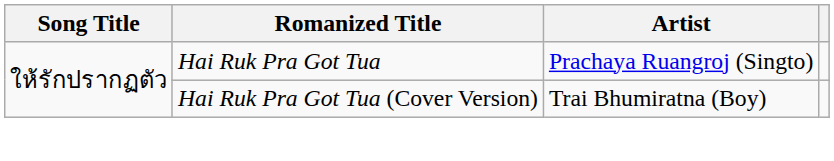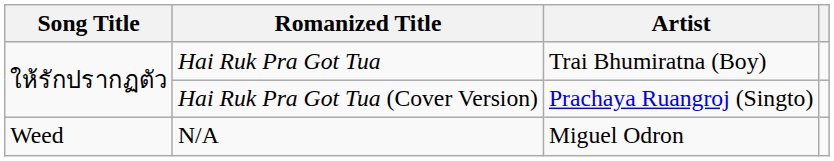(681, 60) Prachaya Ruangroj (Singto) -> (658, 60) Trai Bhumiratna (Boy)
(658, 98) Trai Bhumiratna (Boy) -> (681, 98) Prachaya Ruangroj (Singto)
+ row: (198, 135)
